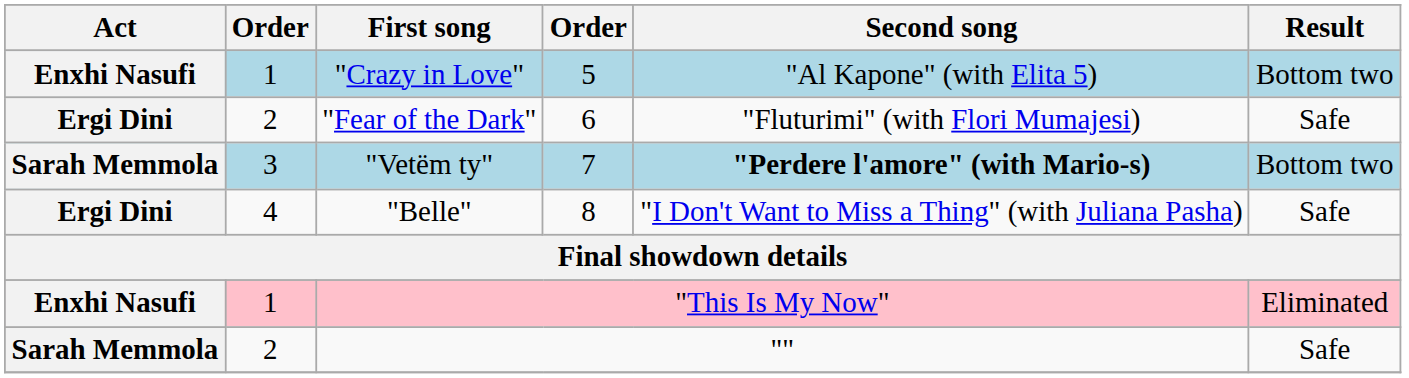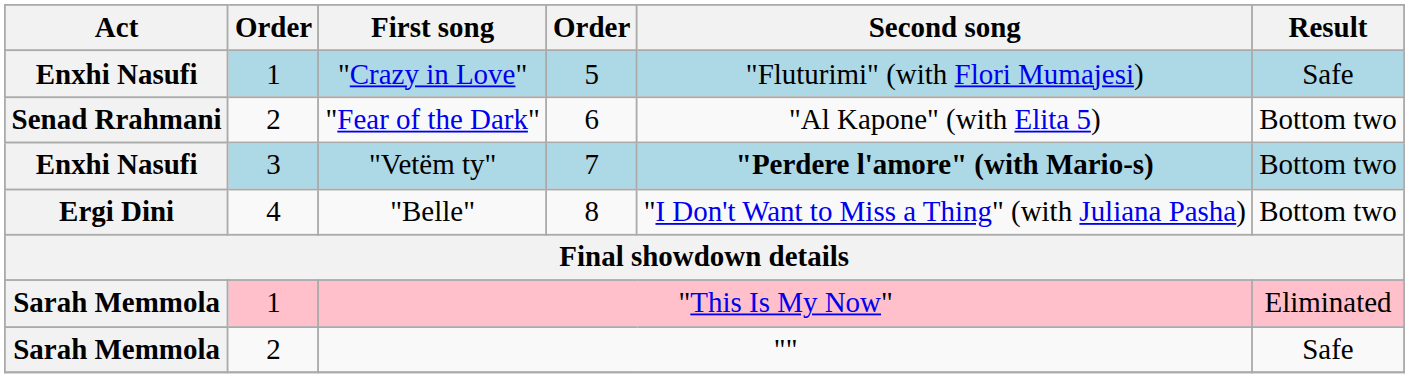(941, 73) "Al Kapone" (with Elita 5) -> (945, 73) "Fluturimi" (with Flori Mumajesi)
(1325, 73) Bottom two -> (1328, 73) Safe
(115, 119) Ergi Dini -> (117, 119) Senad Rrahmani
(941, 119) "Fluturimi" (with Flori Mumajesi) -> (945, 119) "Al Kapone" (with Elita 5)
(1325, 119) Safe -> (1328, 119) Bottom two
(115, 165) Sarah Memmola -> (117, 165) Enxhi Nasufi
(1325, 211) Safe -> (1328, 211) Bottom two
(115, 303) Enxhi Nasufi -> (117, 303) Sarah Memmola
